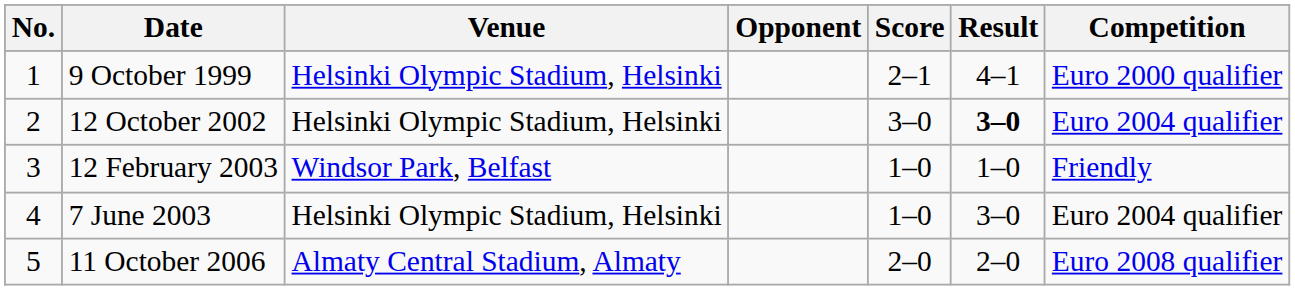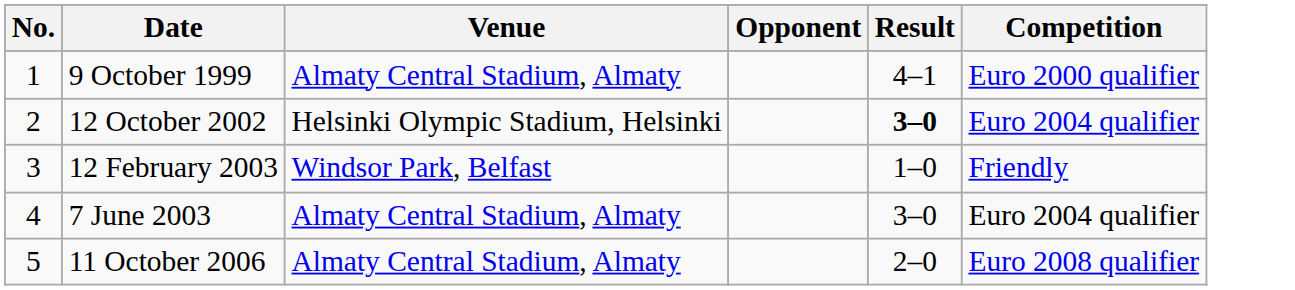- column: (910, 27)
(507, 74) Helsinki Olympic Stadium, Helsinki -> (486, 74) Almaty Central Stadium, Almaty
(507, 214) Helsinki Olympic Stadium, Helsinki -> (486, 214) Almaty Central Stadium, Almaty
